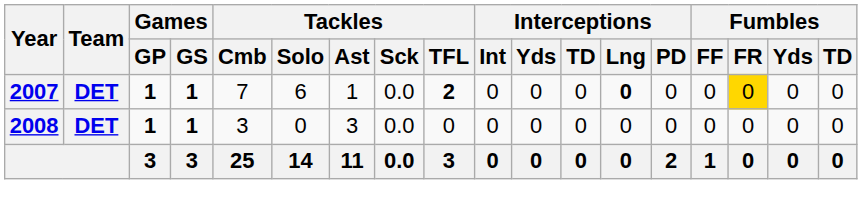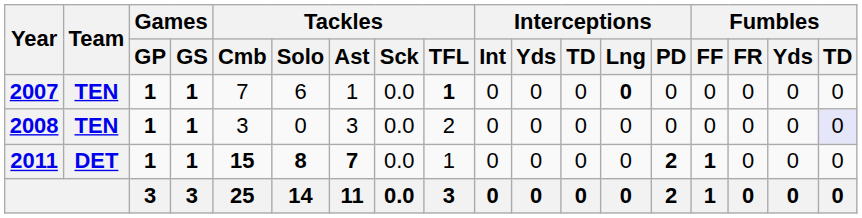(96, 91) DET -> (96, 91) TEN
(449, 91) 2 -> (449, 91) 1
(748, 91) gold background -> (748, 91) no background
(96, 126) DET -> (96, 126) TEN
(449, 126) 0 -> (449, 126) 2
(838, 126) no background -> (838, 126) lavender background
+ row: (34, 160)
